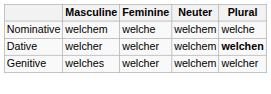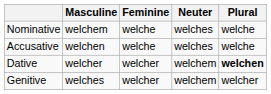(195, 30) welchem -> (194, 30) welches
+ row: (33, 47)
